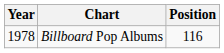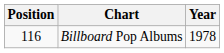columns swapped: (21, 15) <-> (193, 15)
